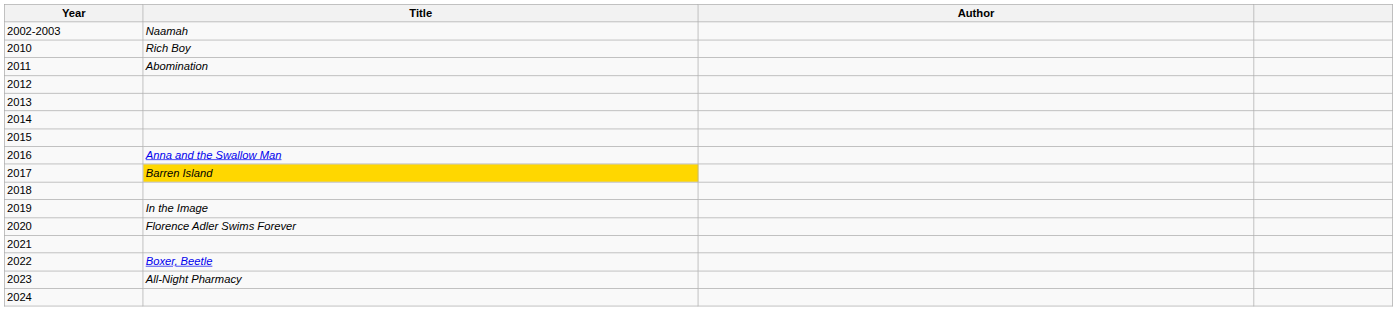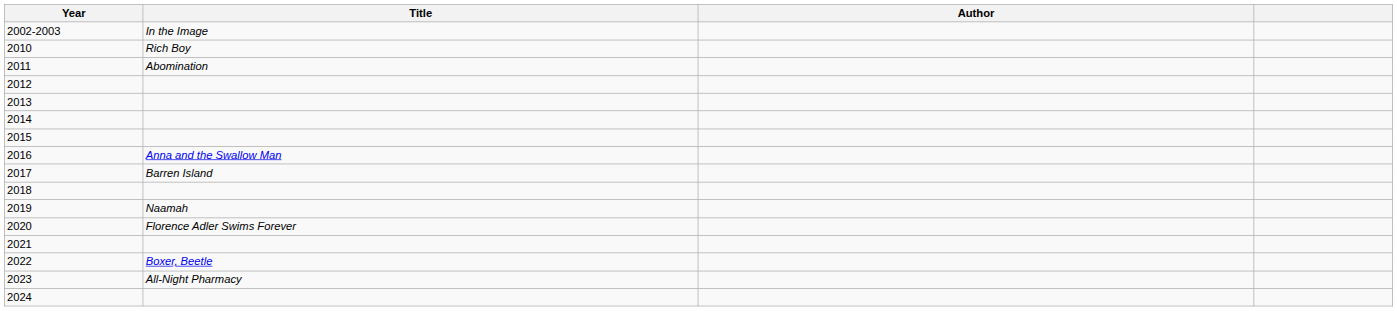(167, 31) Naamah -> (177, 31) In the Image
(179, 173) gold background -> (179, 173) no background
(177, 208) In the Image -> (167, 208) Naamah
